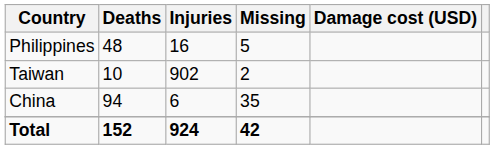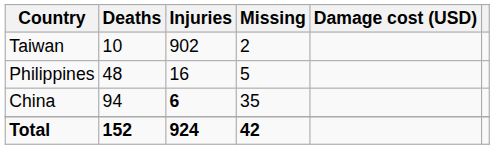rows swapped: (52, 46) <-> (37, 74)
(174, 102) normal -> (174, 102) bold
